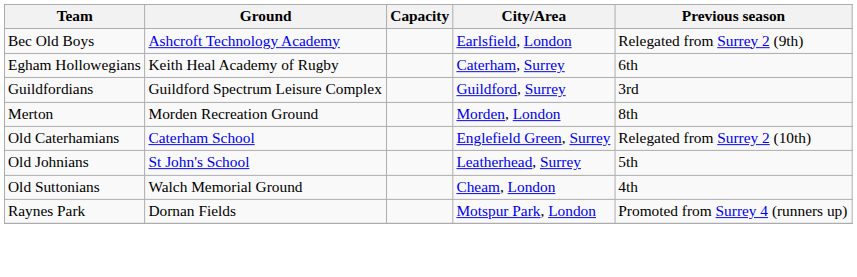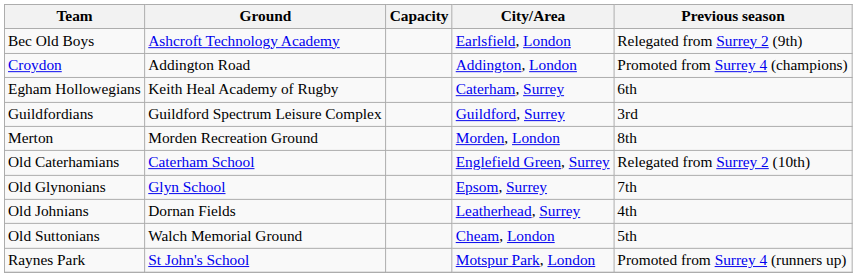+ row: (35, 65)
+ row: (57, 187)
(199, 162) St John's School -> (192, 211) Dornan Fields
(628, 162) 5th -> (627, 211) 4th
(628, 187) 4th -> (627, 235) 5th
(192, 211) Dornan Fields -> (199, 260) St John's School
